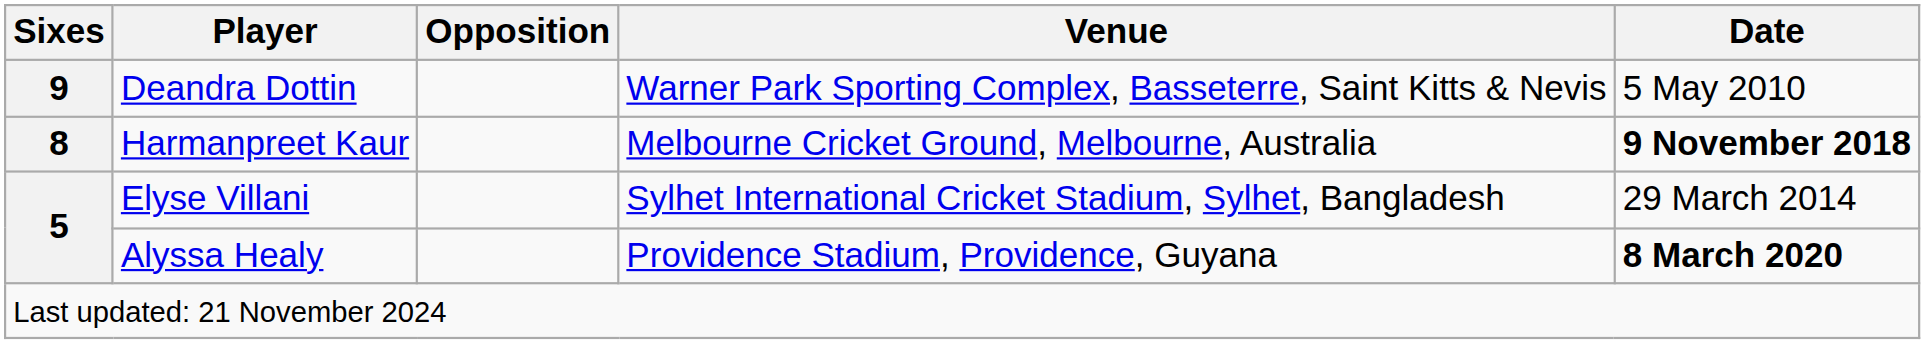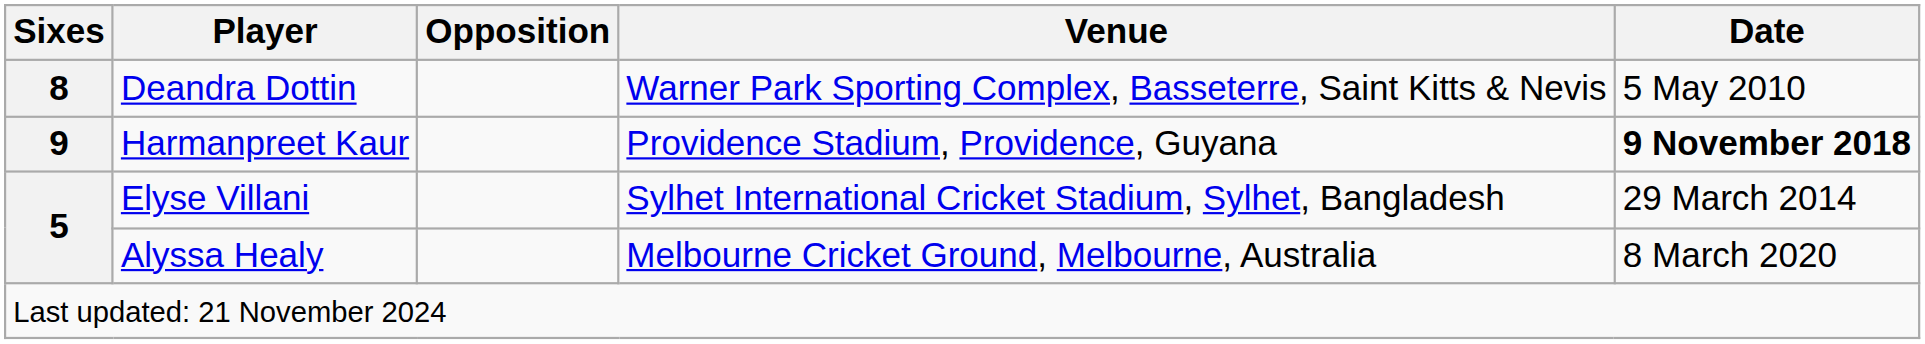(59, 87) 9 -> (59, 87) 8
(59, 143) 8 -> (59, 143) 9
(1001, 143) Melbourne Cricket Ground, Melbourne, Australia -> (952, 143) Providence Stadium, Providence, Guyana
(952, 254) Providence Stadium, Providence, Guyana -> (1001, 254) Melbourne Cricket Ground, Melbourne, Australia
(1733, 254) bold -> (1730, 254) normal
